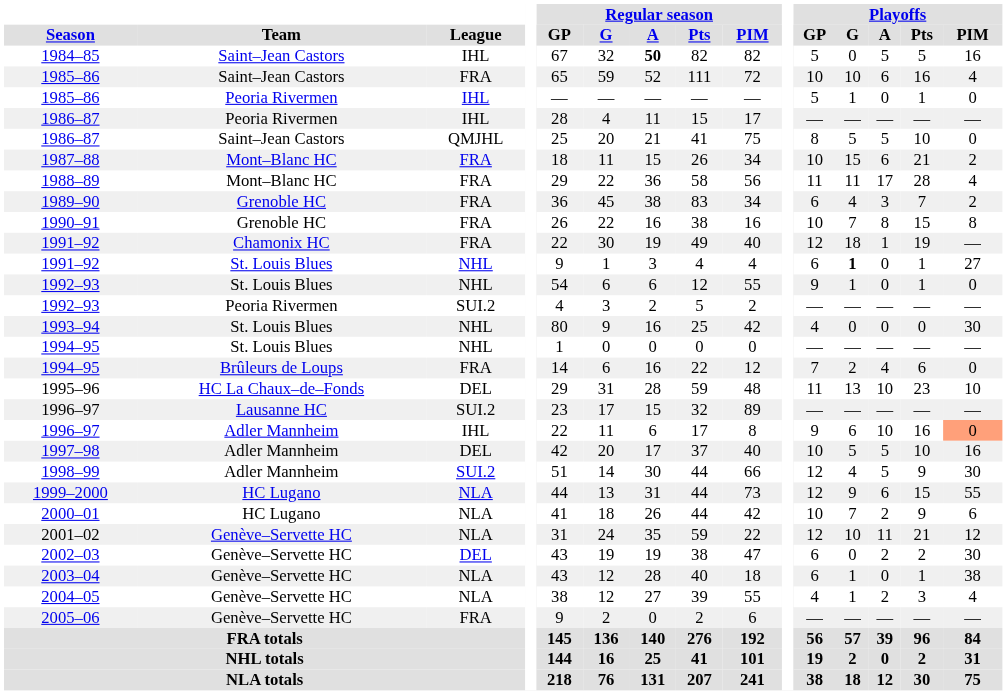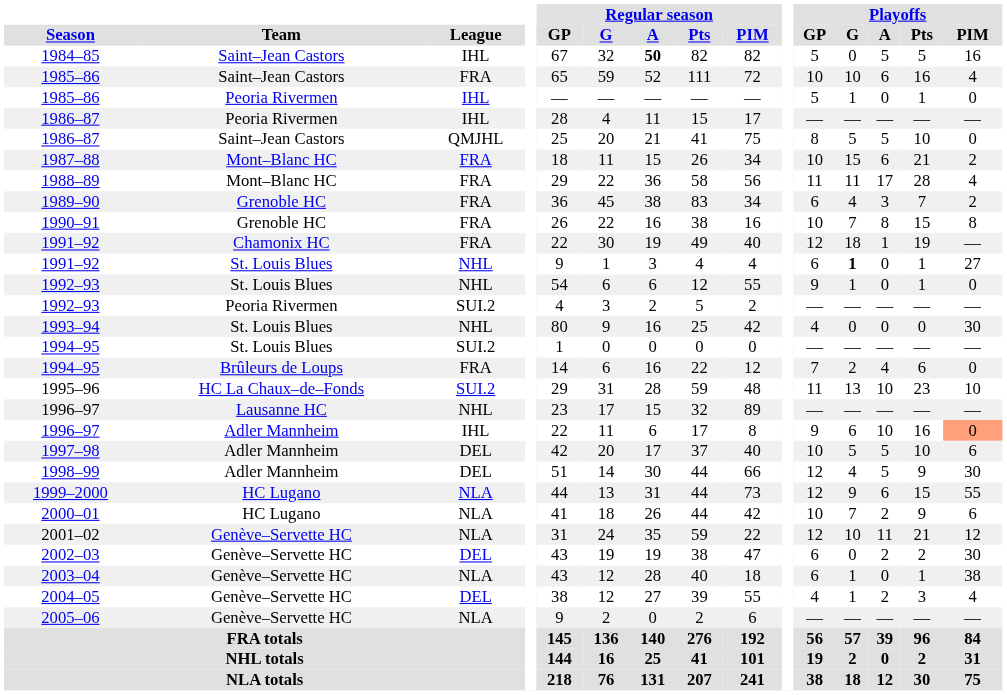(476, 347) NHL -> (476, 347) SUI.2
(476, 388) DEL -> (476, 388) SUI.2
(476, 409) SUI.2 -> (476, 409) NHL
(973, 451) 16 -> (973, 451) 6
(476, 471) SUI.2 -> (476, 471) DEL
(476, 596) NLA -> (476, 596) DEL
(476, 617) FRA -> (476, 617) NLA
